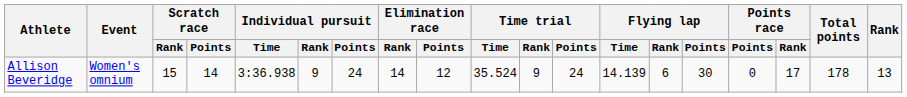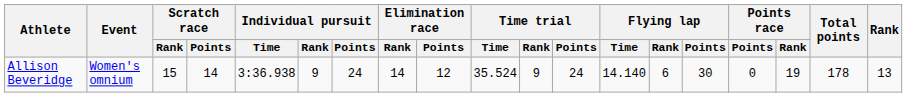(624, 74) 14.139 -> (624, 74) 14.140
(793, 74) 17 -> (793, 74) 19
